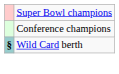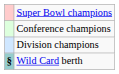+ row: (58, 45)
